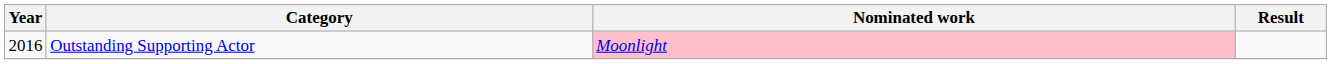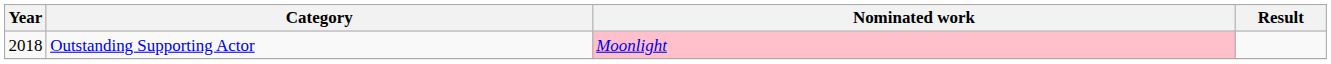(25, 44) 2016 -> (25, 44) 2018
